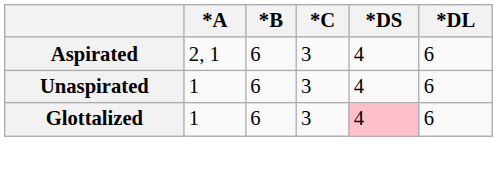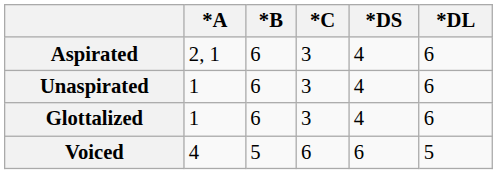(359, 119) pink background -> (359, 119) no background
+ row: (94, 151)
